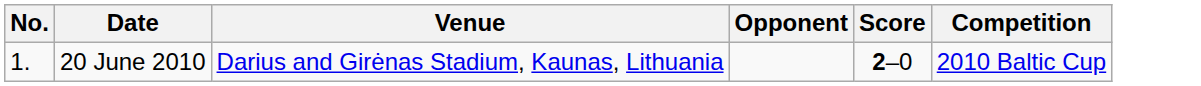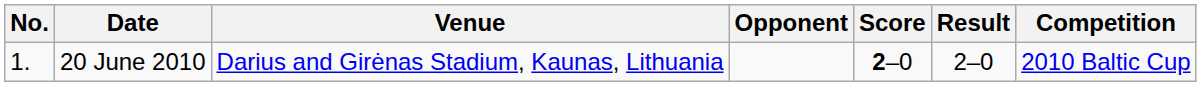+ column: (973, 23)
